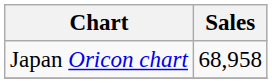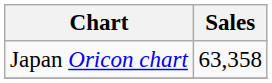(230, 59) 68,958 -> (230, 59) 63,358
